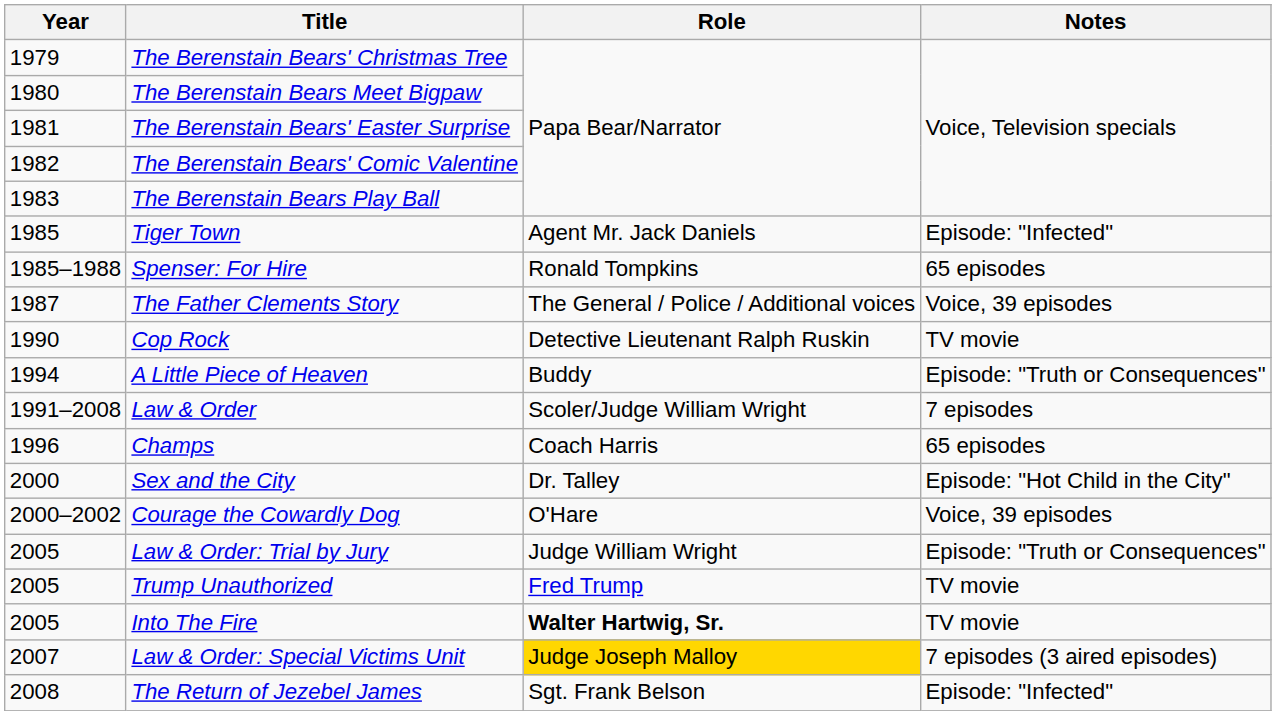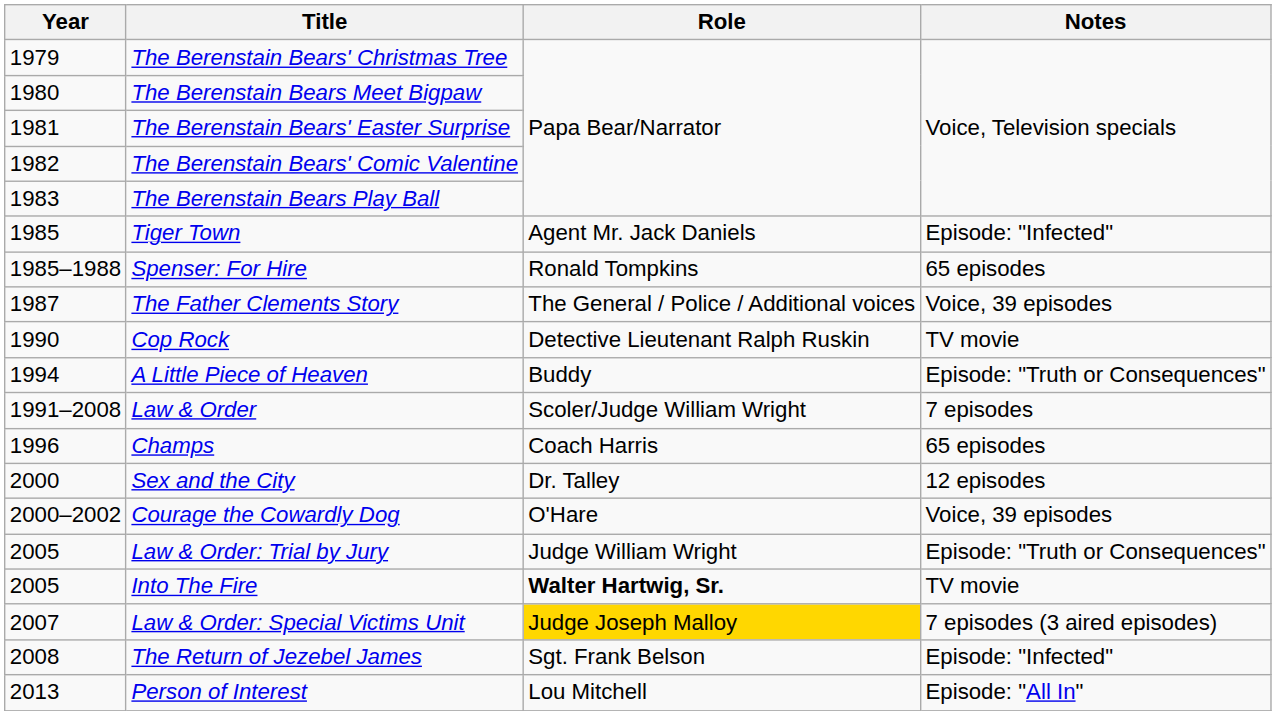(1078, 480) Episode: "Hot Child in the City" -> (985, 480) 12 episodes
- row: (232, 586)
+ row: (219, 692)
